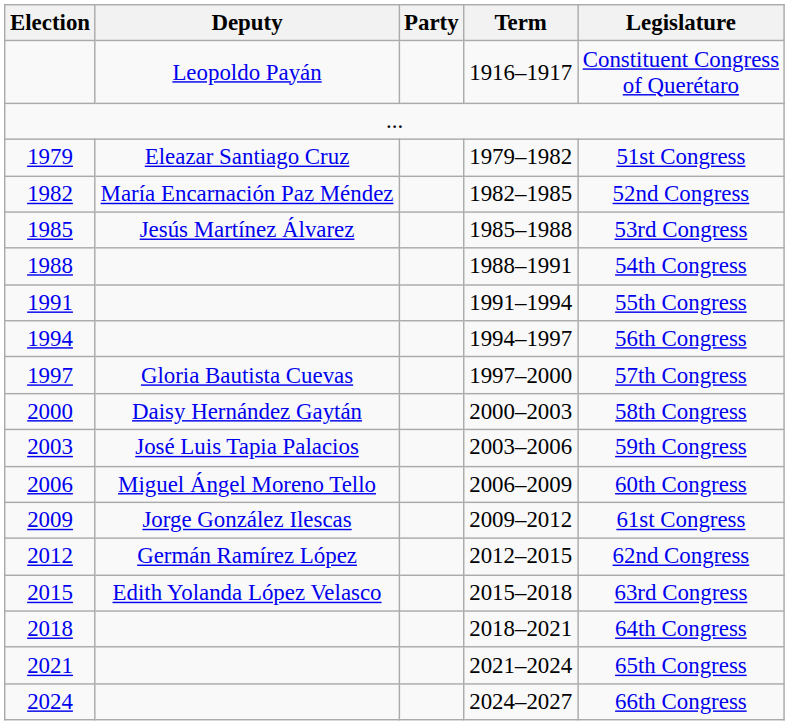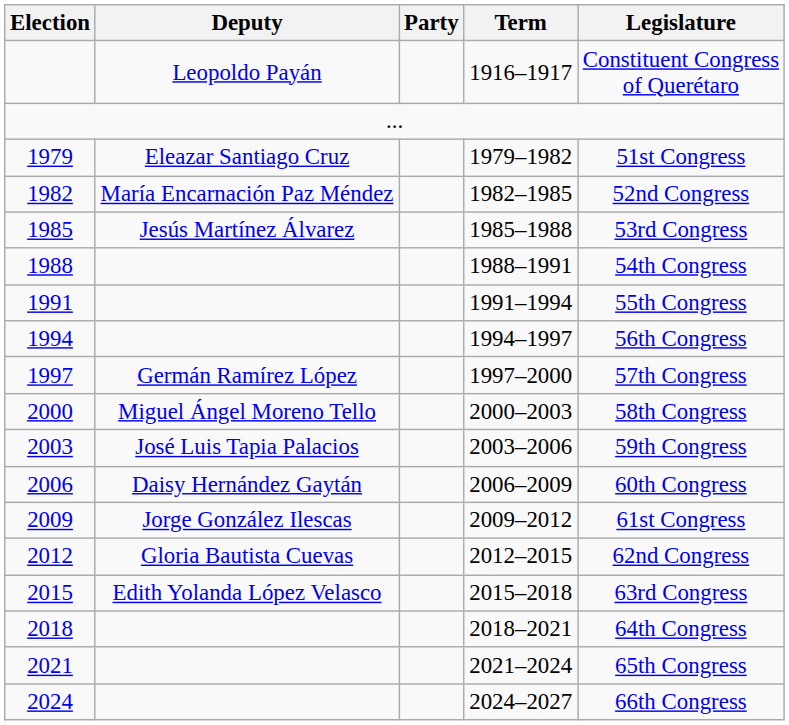(247, 374) Gloria Bautista Cuevas -> (247, 374) Germán Ramírez López
(247, 411) Daisy Hernández Gaytán -> (247, 411) Miguel Ángel Moreno Tello
(247, 483) Miguel Ángel Moreno Tello -> (247, 483) Daisy Hernández Gaytán
(247, 556) Germán Ramírez López -> (247, 556) Gloria Bautista Cuevas
